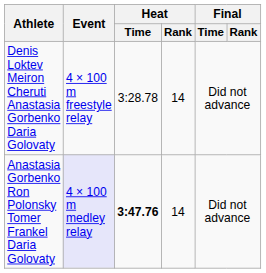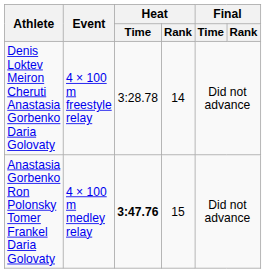(86, 212) lavender background -> (86, 212) no background
(178, 212) 14 -> (178, 212) 15
